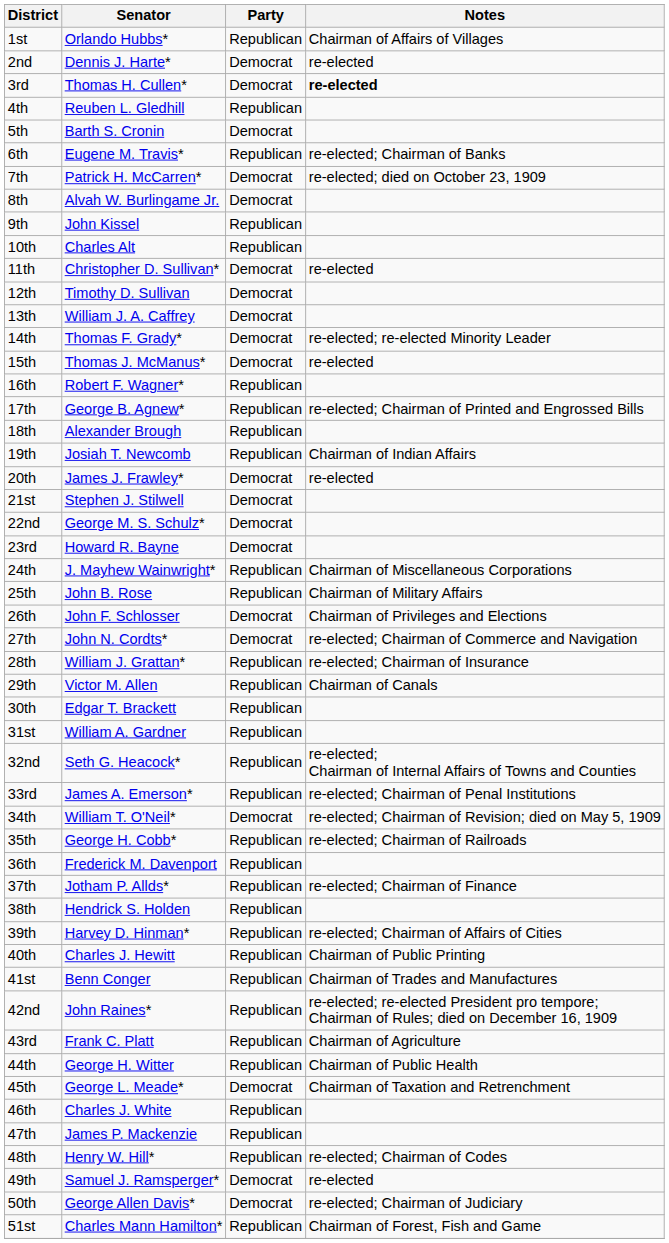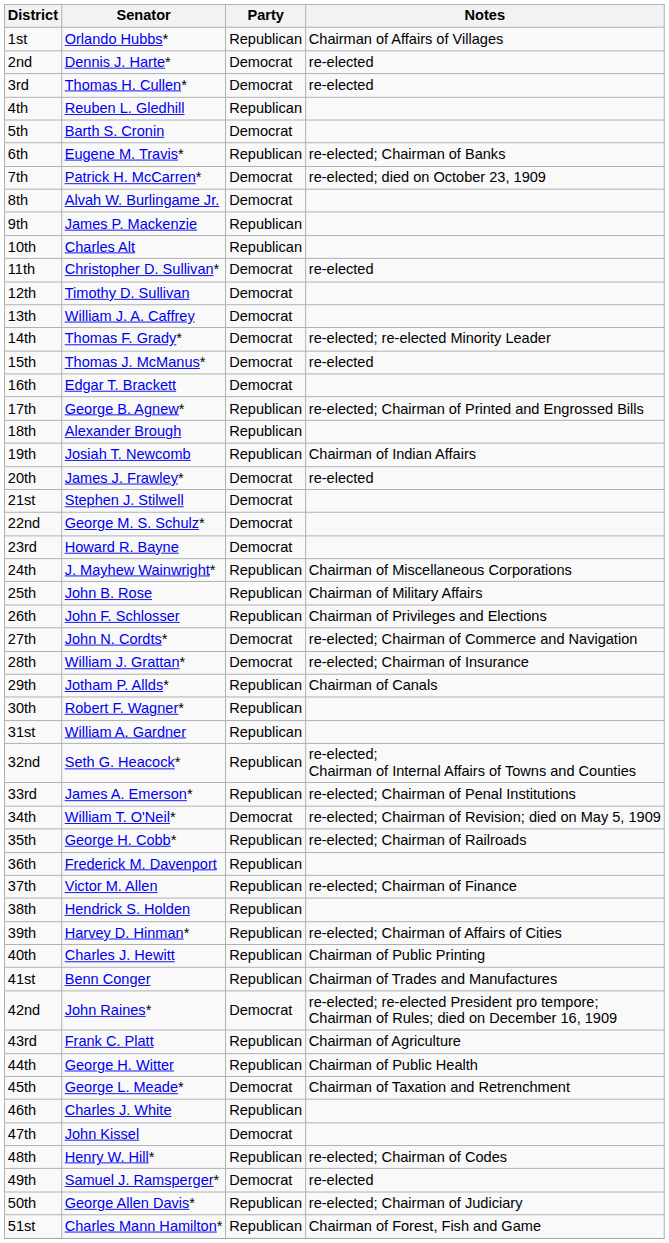(343, 85) bold -> (341, 85) normal
(102, 223) John Kissel -> (131, 223) James P. Mackenzie
(124, 385) Robert F. Wagner* -> (120, 385) Edgar T. Brackett
(266, 385) Republican -> (261, 385) Democrat
(261, 616) Democrat -> (266, 616) Republican
(266, 662) Republican -> (261, 662) Democrat
(111, 685) Victor M. Allen -> (117, 685) Jotham P. Allds*
(120, 708) Edgar T. Brackett -> (124, 708) Robert F. Wagner*
(117, 886) Jotham P. Allds* -> (111, 886) Victor M. Allen
(266, 1010) Republican -> (261, 1010) Democrat
(131, 1134) James P. Mackenzie -> (102, 1134) John Kissel
(266, 1134) Republican -> (261, 1134) Democrat
(261, 1203) Democrat -> (266, 1203) Republican
